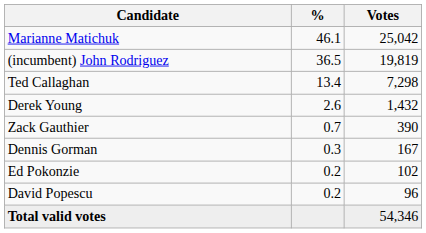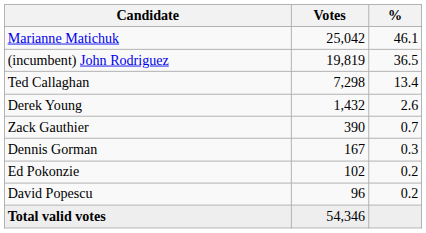columns swapped: (383, 15) <-> (318, 15)
